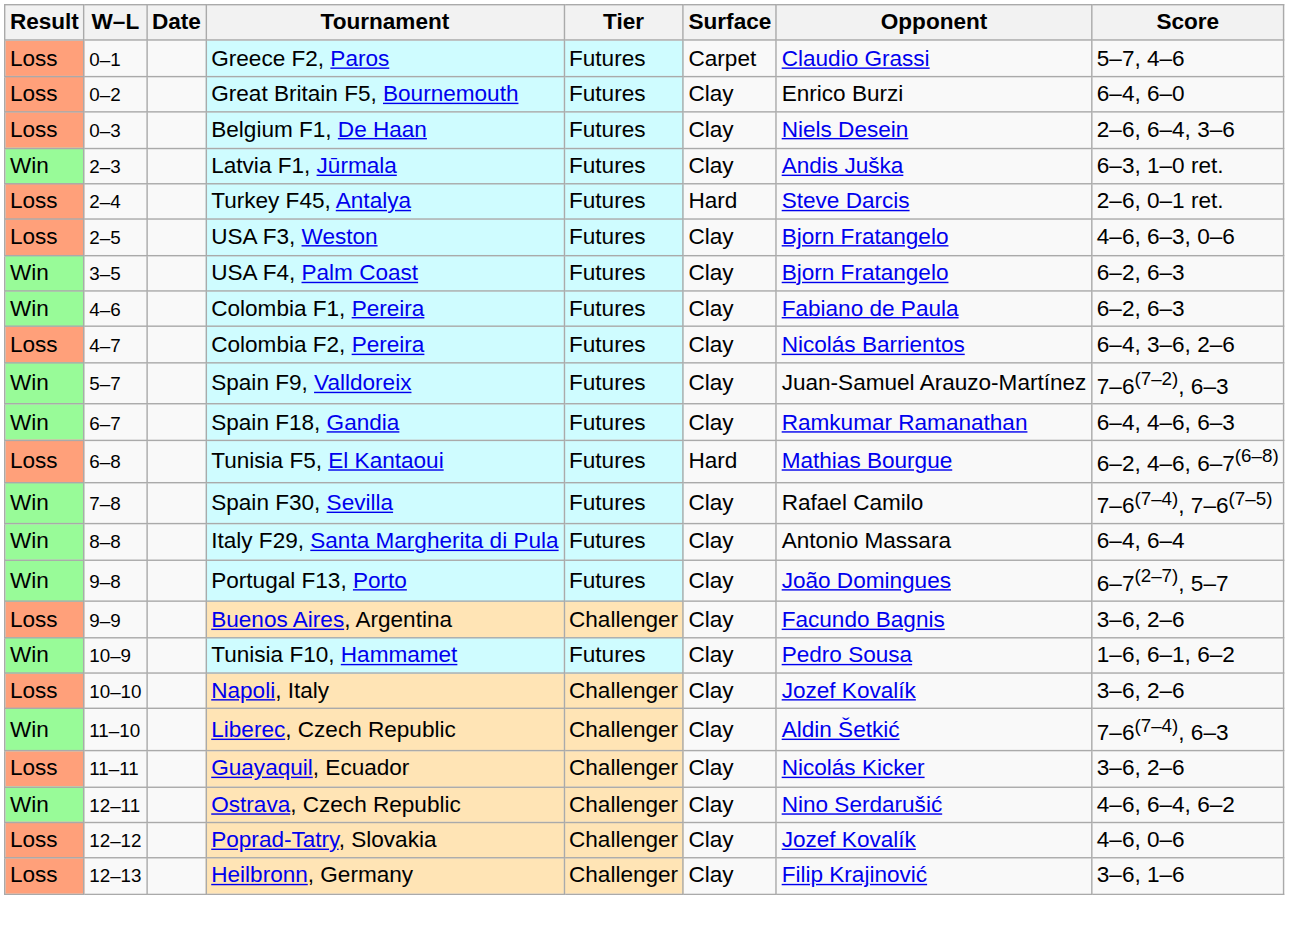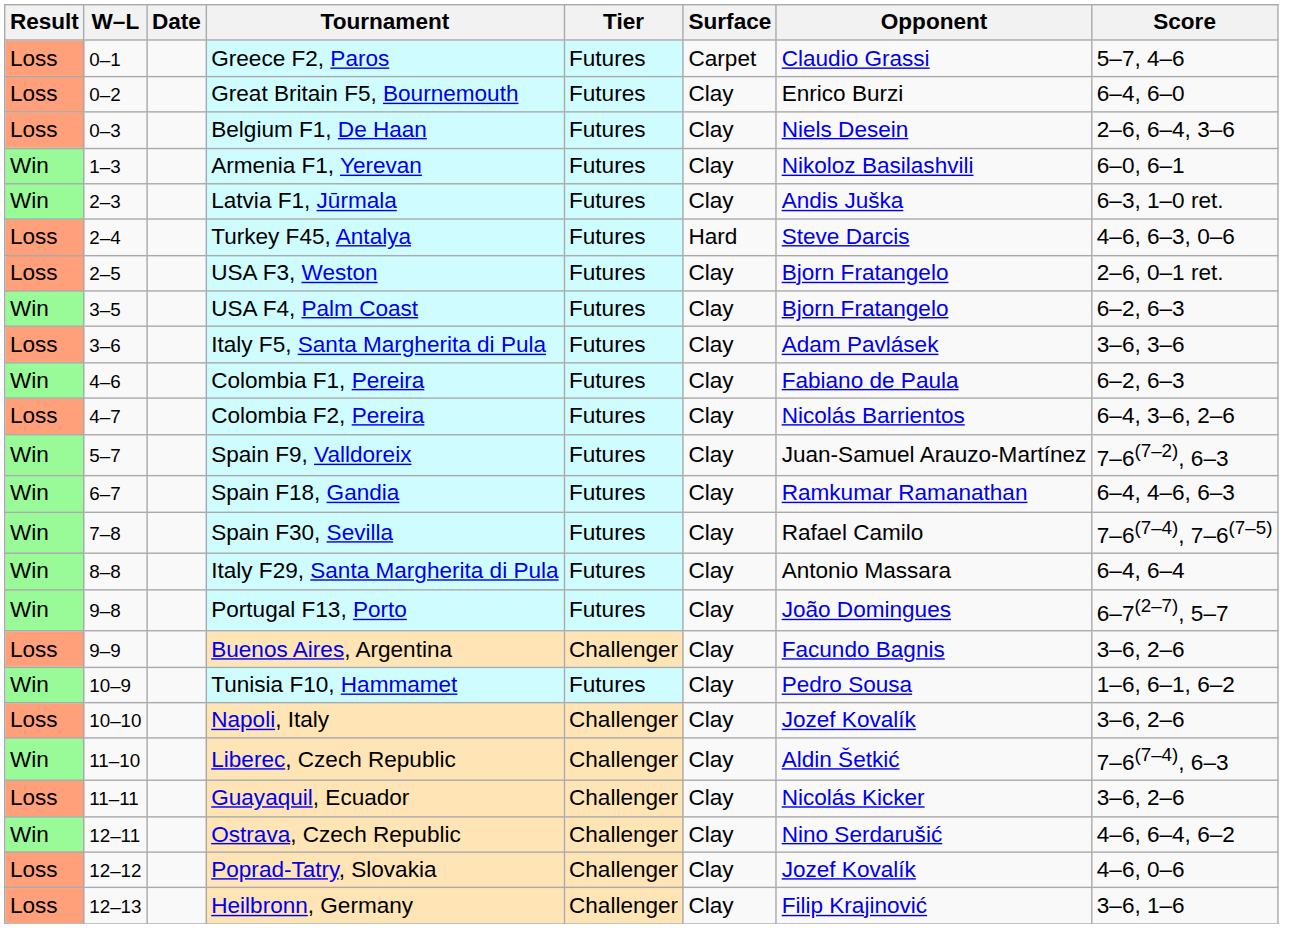+ row: (317, 165)
(1160, 201) 2–6, 0–1 ret. -> (1166, 237) 4–6, 6–3, 0–6
(1166, 237) 4–6, 6–3, 0–6 -> (1160, 272) 2–6, 0–1 ret.
+ row: (379, 344)
- row: (327, 460)
